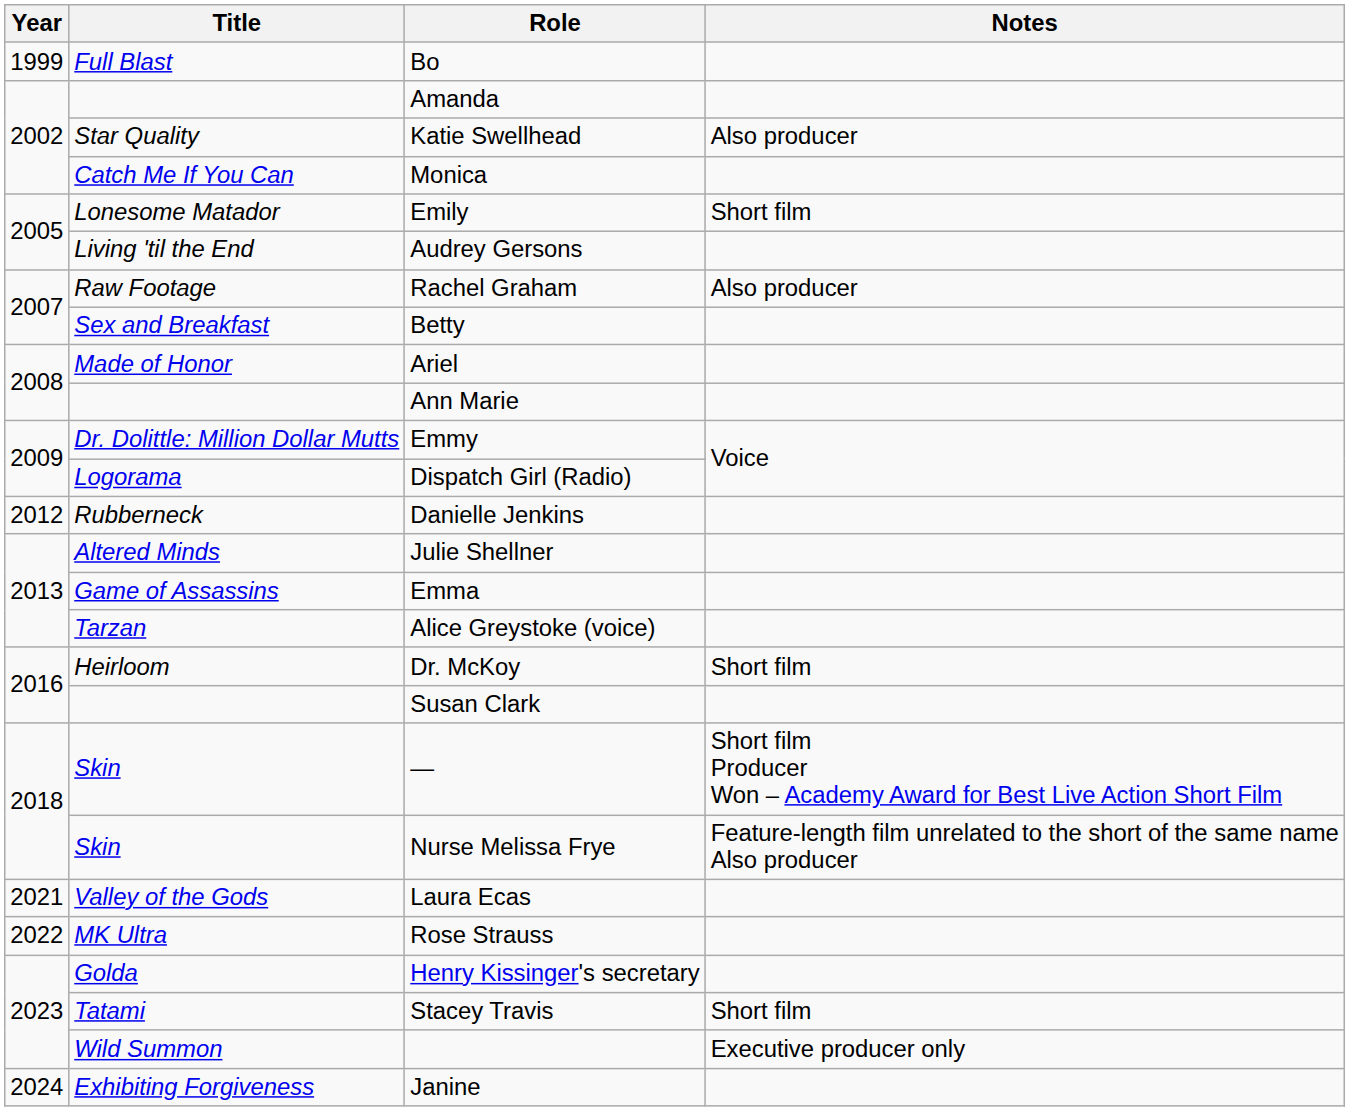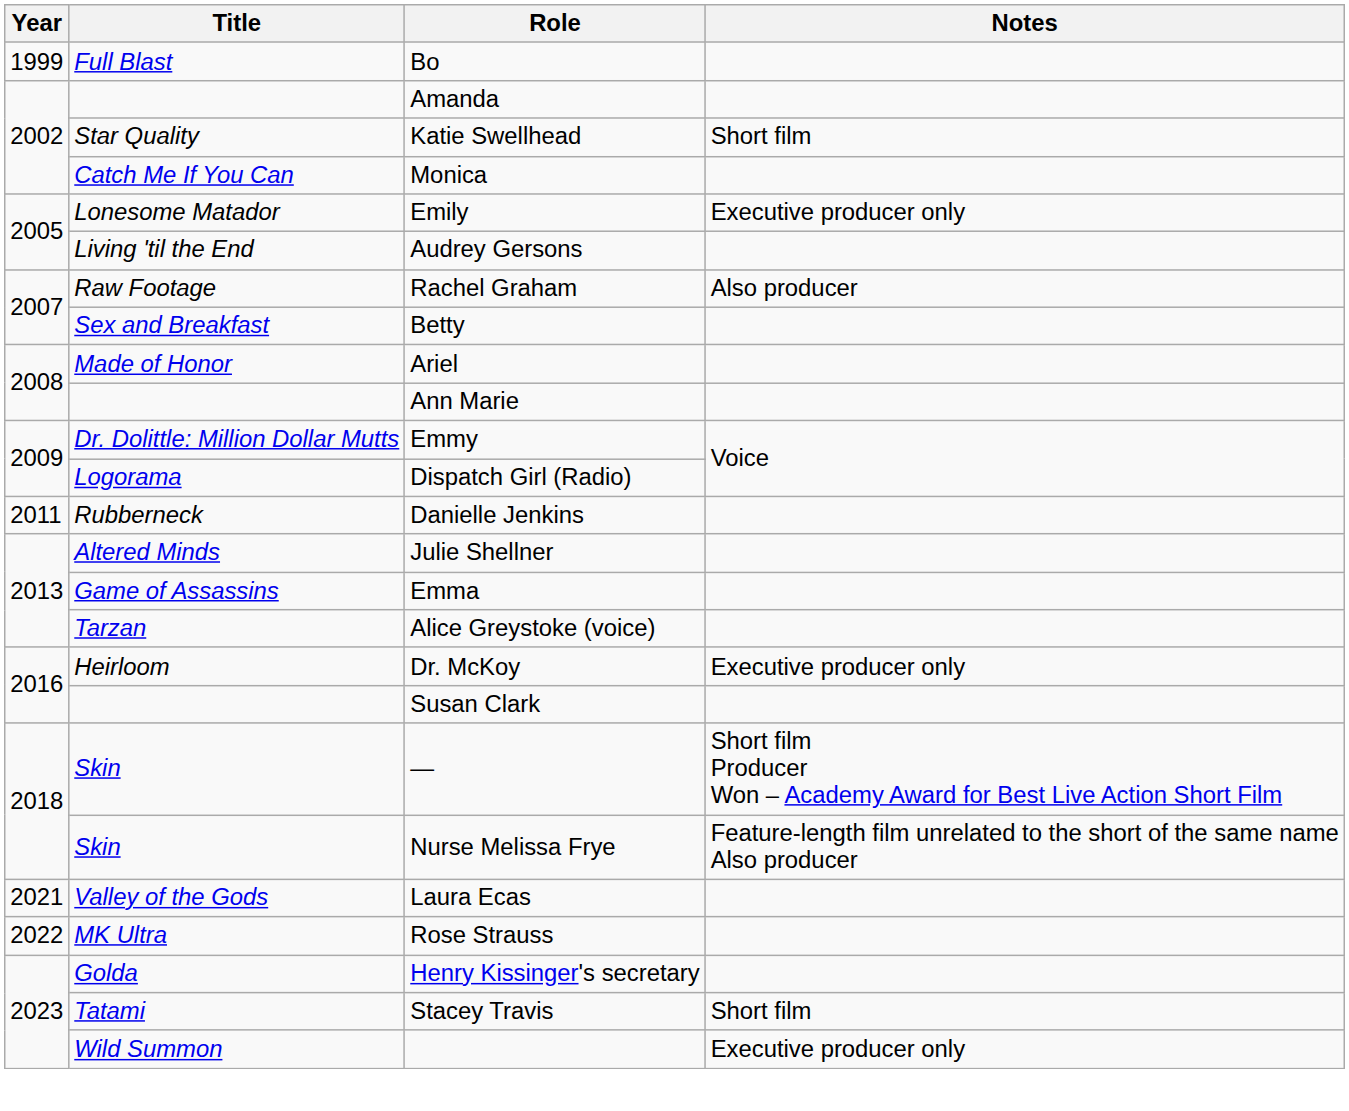(784, 136) Also producer -> (761, 136) Short film
(761, 212) Short film -> (838, 212) Executive producer only
(37, 514) 2012 -> (36, 514) 2011
(761, 666) Short film -> (838, 666) Executive producer only
- row: (445, 1086)
